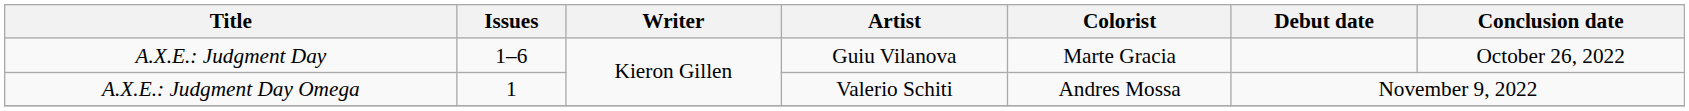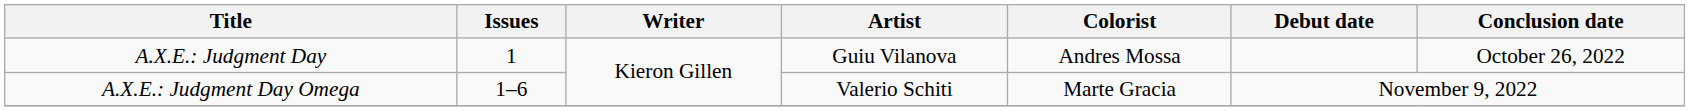(511, 55) 1–6 -> (511, 55) 1
(1120, 55) Marte Gracia -> (1120, 55) Andres Mossa
(511, 88) 1 -> (511, 88) 1–6
(1120, 88) Andres Mossa -> (1120, 88) Marte Gracia
